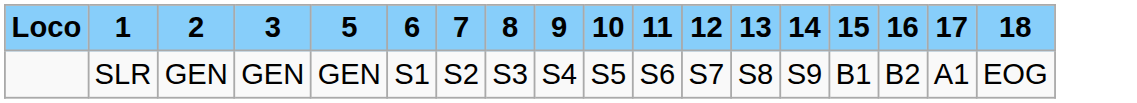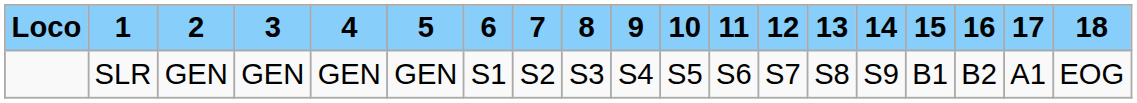+ column: (349, 27)
